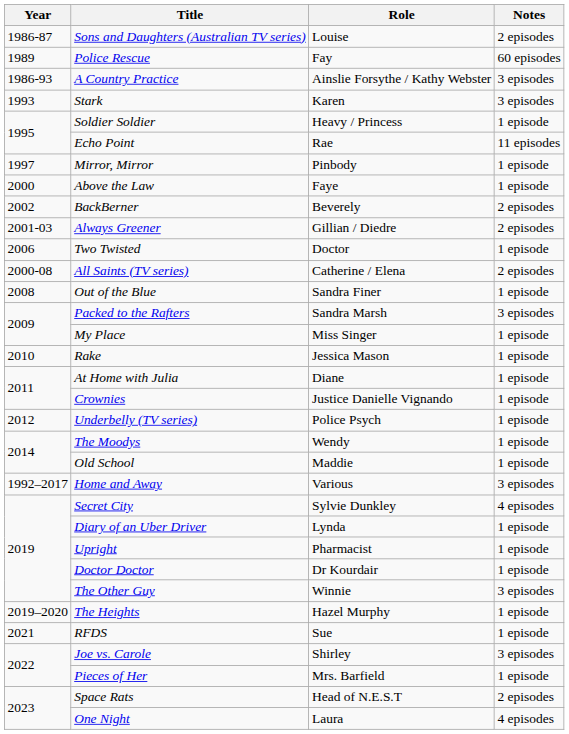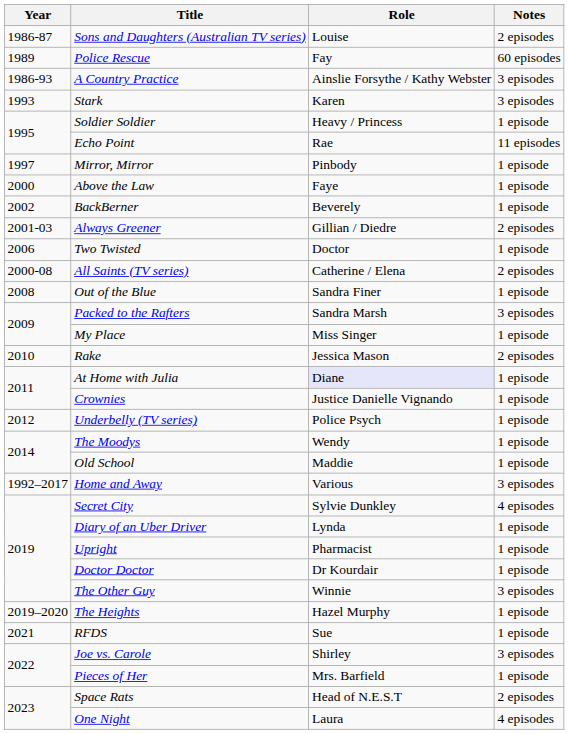(526, 206) 2 episodes -> (523, 206) 1 episode
(523, 356) 1 episode -> (526, 356) 2 episodes
(328, 377) no background -> (328, 377) lavender background
